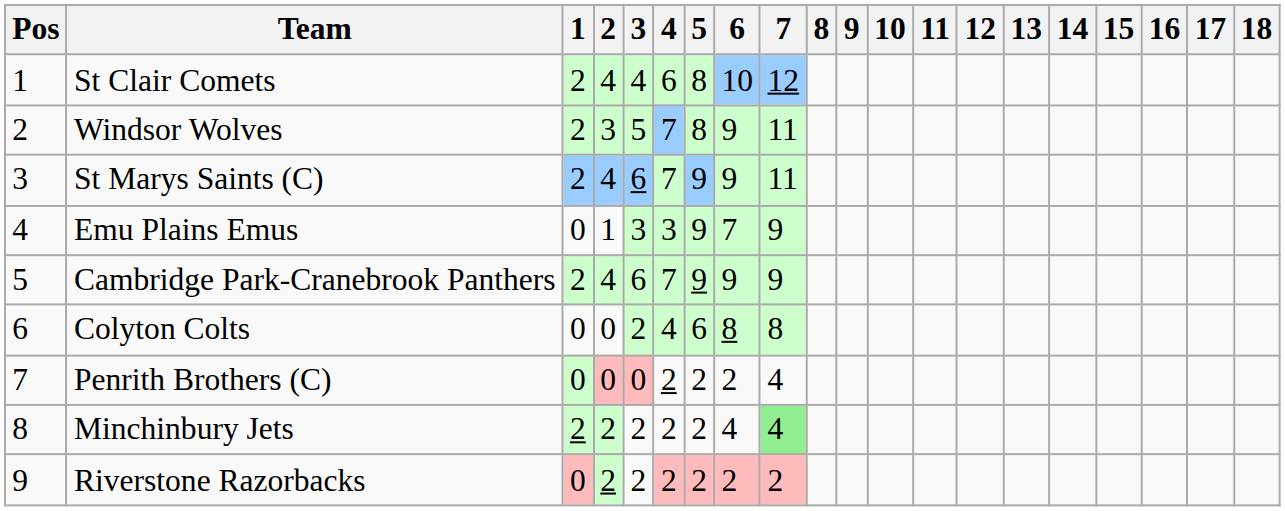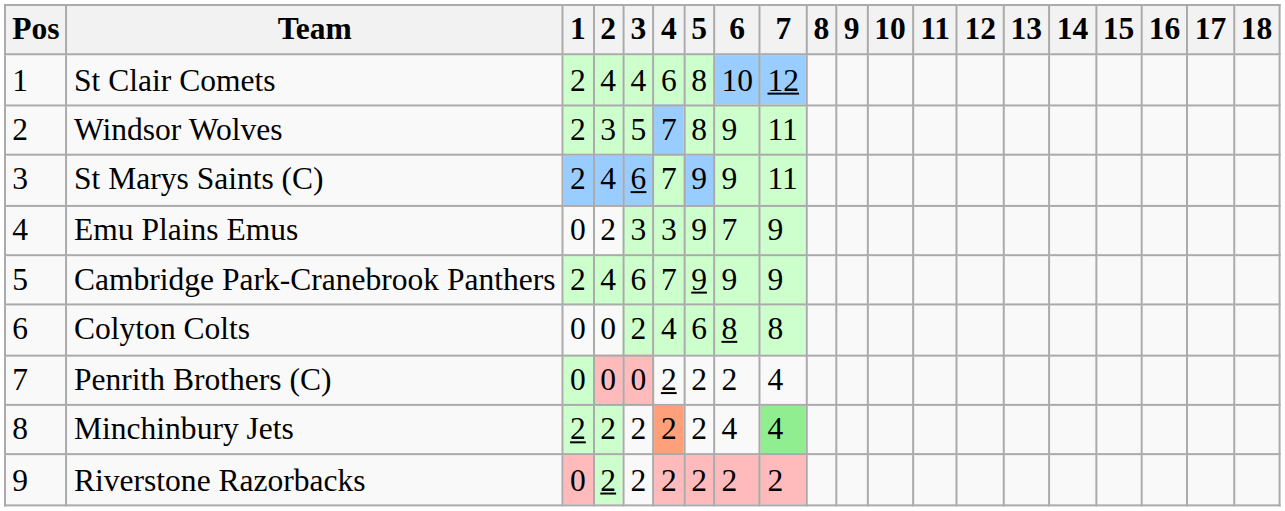(608, 229) 1 -> (608, 229) 2
(669, 429) no background -> (669, 429) lightsalmon background
